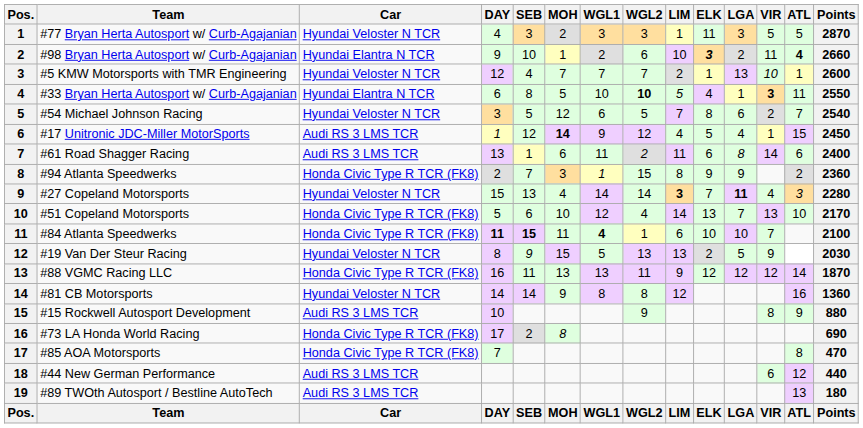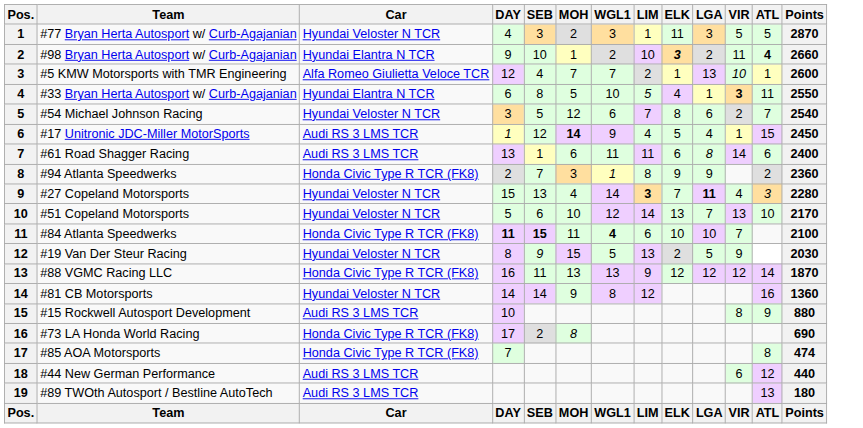- column: (644, 14)
(371, 74) Hyundai Veloster N TCR -> (396, 74) Alfa Romeo Giulietta Veloce TCR
(391, 213) Honda Civic Type R TCR (FK8) -> (371, 213) Hyundai Veloster N TCR
(836, 353) 470 -> (805, 353) 474
